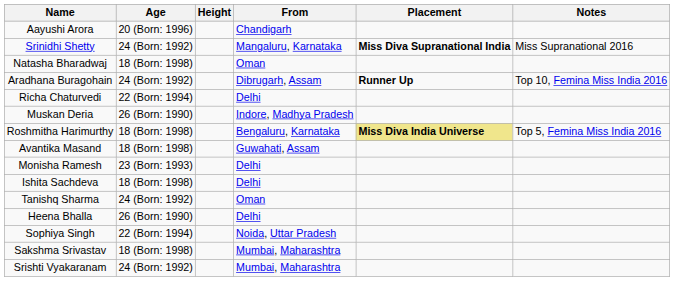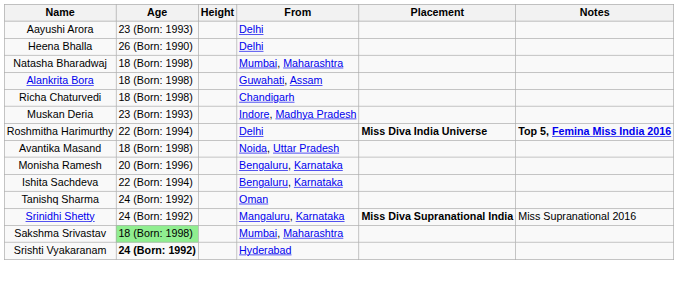(156, 30) 20 (Born: 1996) -> (156, 30) 23 (Born: 1993)
(264, 30) Chandigarh -> (251, 30) Delhi
rows swapped: (60, 217) <-> (60, 47)
(251, 64) Oman -> (291, 64) Mumbai, Maharashtra
+ row: (60, 81)
- row: (60, 81)
(156, 98) 22 (Born: 1994) -> (156, 98) 18 (Born: 1998)
(248, 98) Delhi -> (267, 98) Chandigarh
(156, 115) 26 (Born: 1990) -> (156, 115) 23 (Born: 1993)
(156, 132) 18 (Born: 1998) -> (156, 132) 22 (Born: 1994)
(288, 132) Bengaluru, Karnataka -> (251, 132) Delhi
(421, 132) khaki background -> (424, 132) no background
(588, 132) normal -> (595, 132) bold
(278, 149) Guwahati, Assam -> (289, 149) Noida, Uttar Pradesh
(156, 166) 23 (Born: 1993) -> (156, 166) 20 (Born: 1996)
(248, 166) Delhi -> (291, 166) Bengaluru, Karnataka
(156, 183) 18 (Born: 1998) -> (156, 183) 22 (Born: 1994)
(248, 183) Delhi -> (291, 183) Bengaluru, Karnataka
- row: (60, 234)
(156, 251) no background -> (156, 234) lightgreen background
(156, 268) normal -> (157, 251) bold
(288, 268) Mumbai, Maharashtra -> (265, 251) Hyderabad
